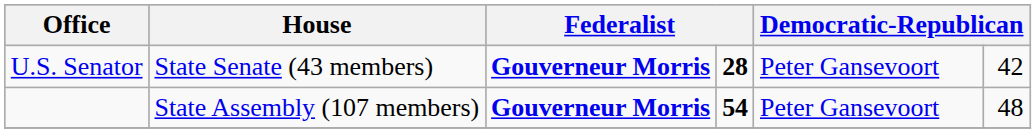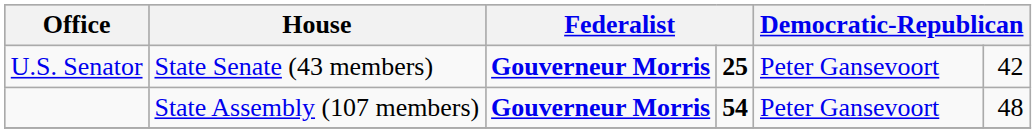(735, 66) 28 -> (735, 66) 25
